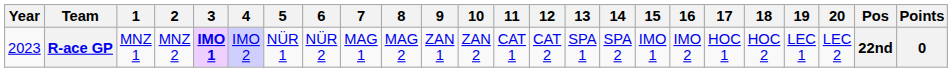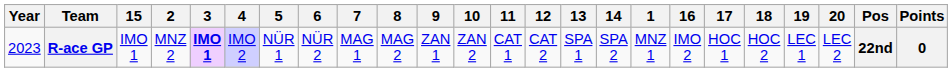columns swapped: (136, 16) <-> (653, 16)
